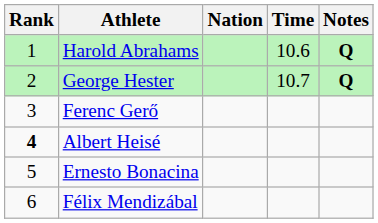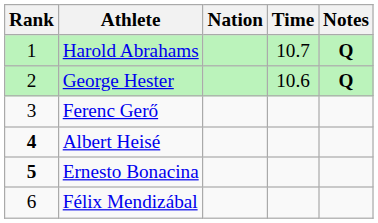(293, 50) 10.6 -> (293, 50) 10.7
(293, 80) 10.7 -> (293, 80) 10.6
(31, 171) normal -> (31, 171) bold
